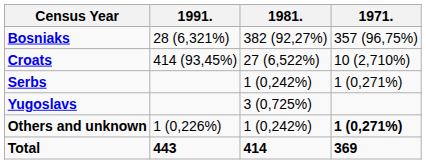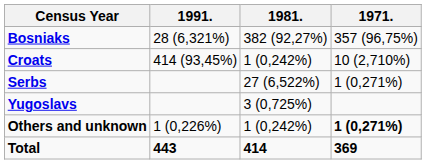(282, 60) 27 (6,522%) -> (278, 60) 1 (0,242%)
(278, 82) 1 (0,242%) -> (282, 82) 27 (6,522%)
